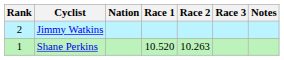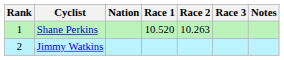rows swapped: (67, 47) <-> (70, 30)
